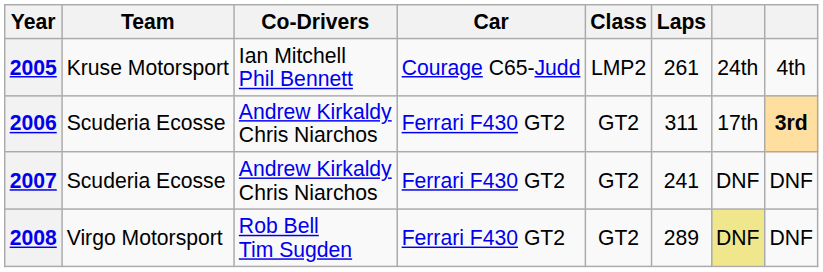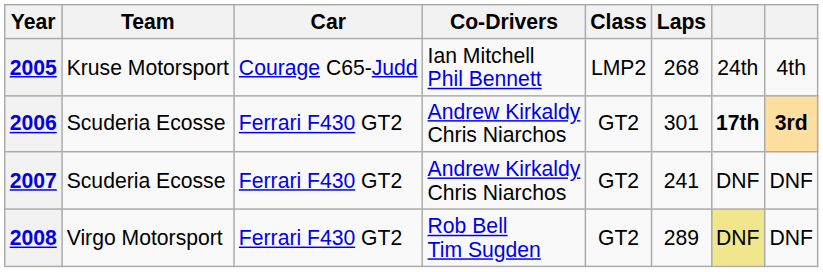columns swapped: (315, 22) <-> (491, 22)
(681, 67) 261 -> (681, 67) 268
(681, 124) 311 -> (681, 124) 301
(738, 124) normal -> (738, 124) bold
